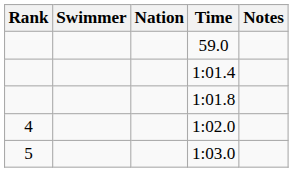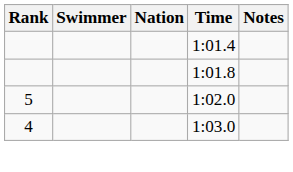- row: (214, 45)
(28, 126) 4 -> (28, 99) 5
(28, 153) 5 -> (28, 126) 4
